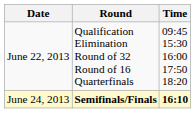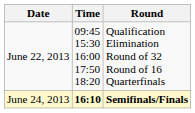columns swapped: (175, 13) <-> (116, 13)
